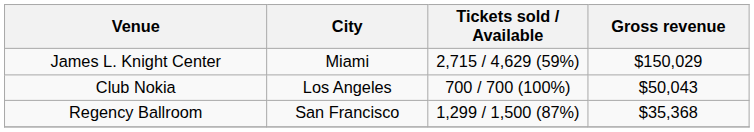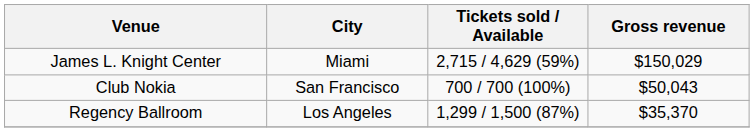(347, 87) Los Angeles -> (347, 87) San Francisco
(347, 113) San Francisco -> (347, 113) Los Angeles
(668, 113) $35,368 -> (668, 113) $35,370
